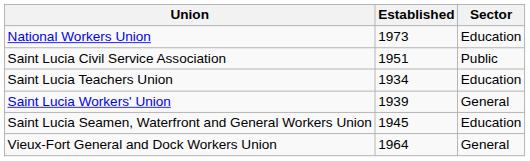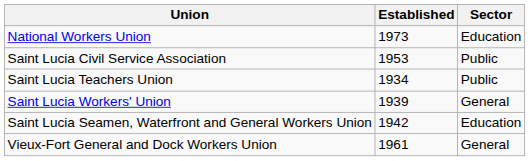(393, 58) 1951 -> (393, 58) 1953
(491, 79) Education -> (479, 79) Public
(393, 123) 1945 -> (393, 123) 1942
(393, 144) 1964 -> (393, 144) 1961
